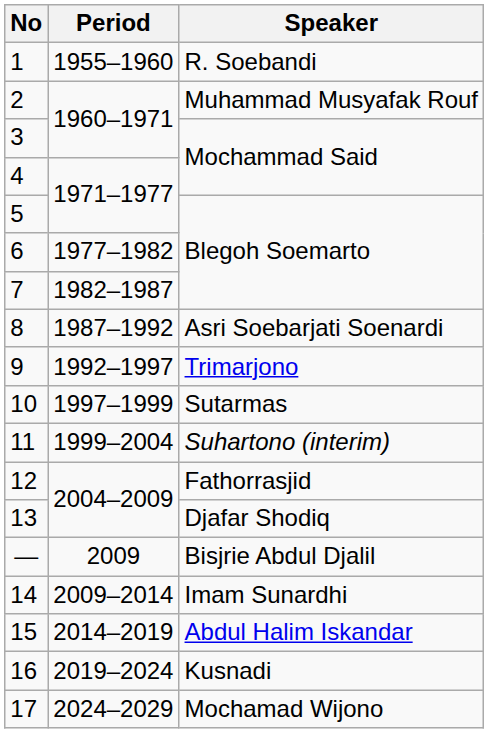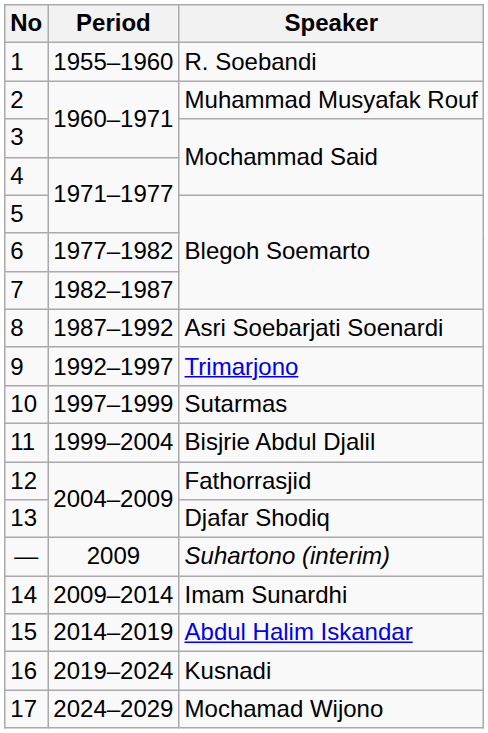(287, 442) Suhartono (interim) -> (280, 442) Bisjrie Abdul Djalil
(280, 556) Bisjrie Abdul Djalil -> (287, 556) Suhartono (interim)
